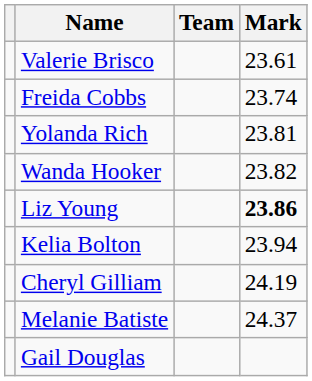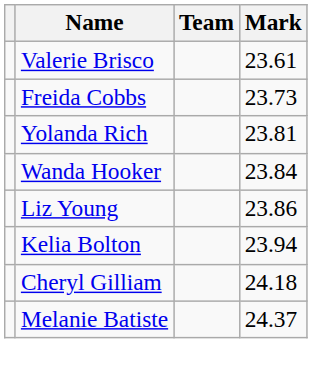(271, 97) 23.74 -> (271, 97) 23.73
(271, 171) 23.82 -> (271, 171) 23.84
(271, 208) bold -> (271, 208) normal
(271, 282) 24.19 -> (271, 282) 24.18
- row: (83, 356)
